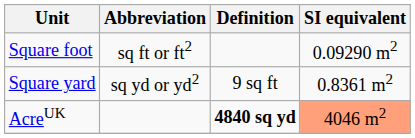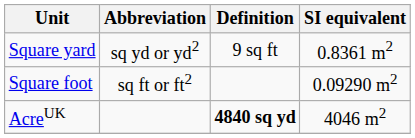rows swapped: (51, 49) <-> (52, 83)
(355, 117) lightsalmon background -> (355, 117) no background
